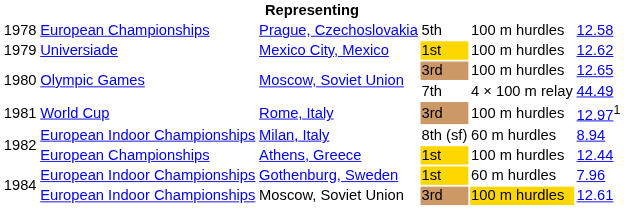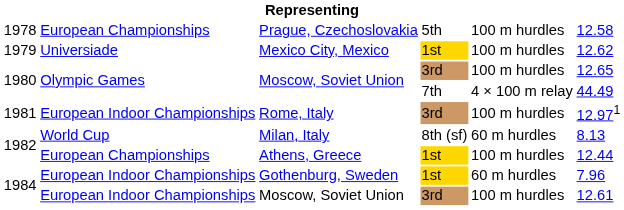(75, 113) World Cup -> (148, 113) European Indoor Championships
(148, 135) European Indoor Championships -> (75, 135) World Cup
(591, 135) 8.94 -> (591, 135) 8.13
(518, 196) gold background -> (518, 196) no background
